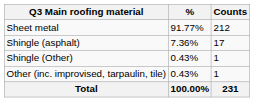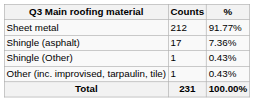columns swapped: (230, 12) <-> (190, 12)
